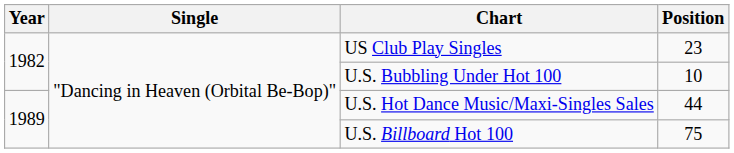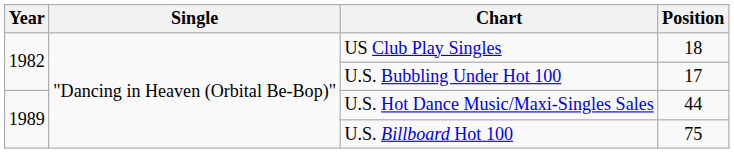(693, 47) 23 -> (693, 47) 18
(693, 76) 10 -> (693, 76) 17
